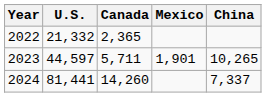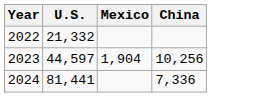- column: (125, 15)
(176, 59) 1,901 -> (121, 59) 1,904
(234, 59) 10,265 -> (180, 59) 10,256
(230, 81) 7,337 -> (176, 81) 7,336
